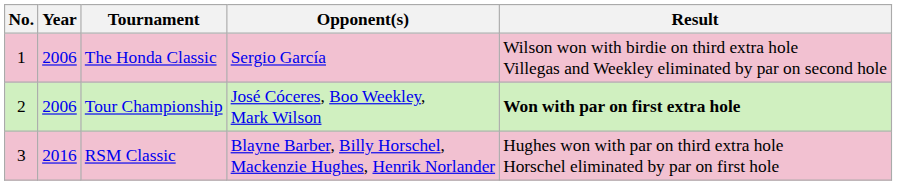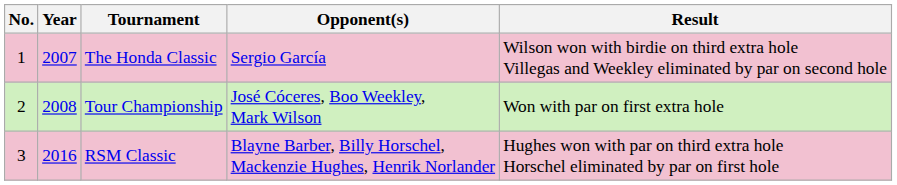(59, 57) 2006 -> (59, 57) 2007
(59, 106) 2006 -> (59, 106) 2008
(622, 106) bold -> (614, 106) normal
